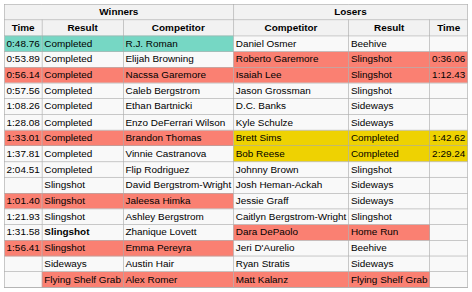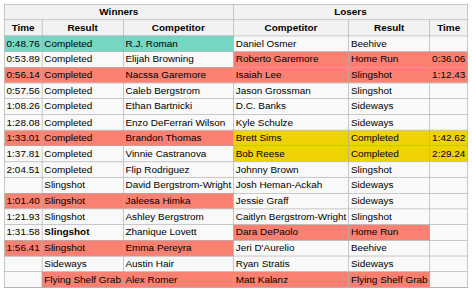(371, 59) Slingshot -> (375, 59) Home Run
